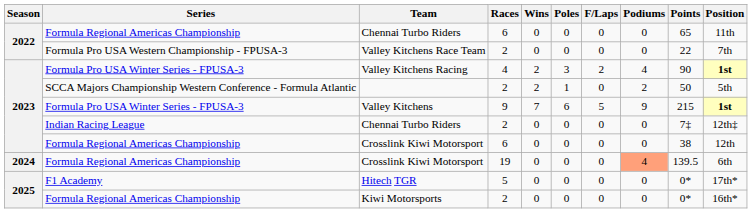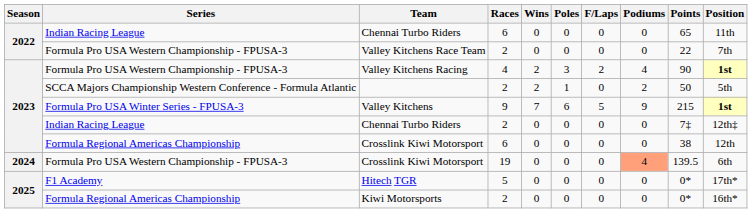(143, 32) Formula Regional Americas Championship -> (95, 32) Indian Racing League
(144, 69) Formula Pro USA Winter Series - FPUSA-3 -> (166, 69) Formula Pro USA Western Championship - FPUSA-3
(143, 162) Formula Regional Americas Championship -> (166, 162) Formula Pro USA Western Championship - FPUSA-3
